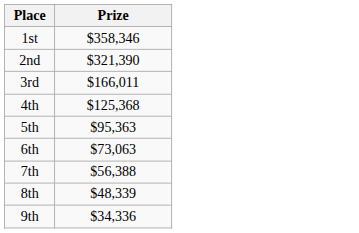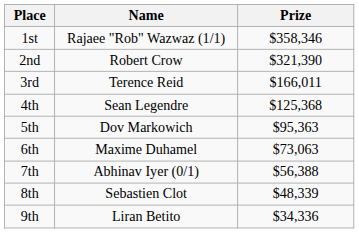+ column: (146, 15)
